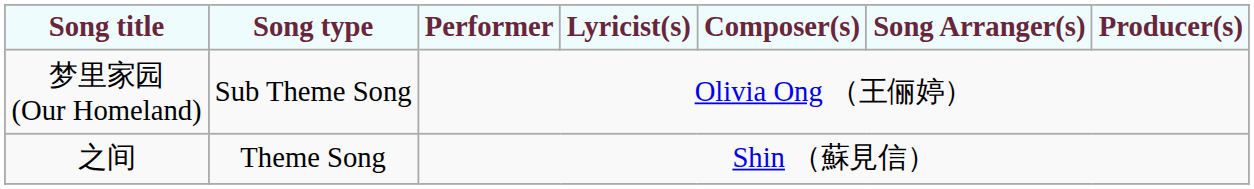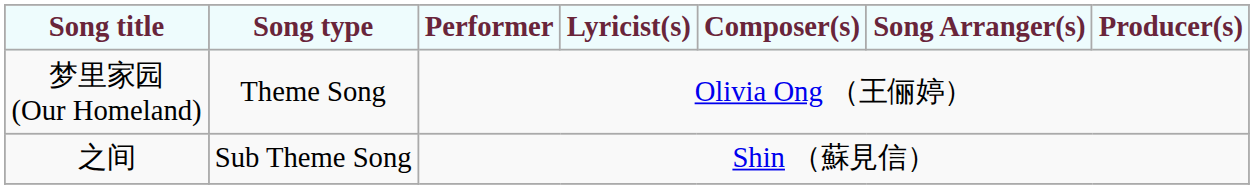(313, 91) Sub Theme Song -> (313, 91) Theme Song
(313, 158) Theme Song -> (313, 158) Sub Theme Song
